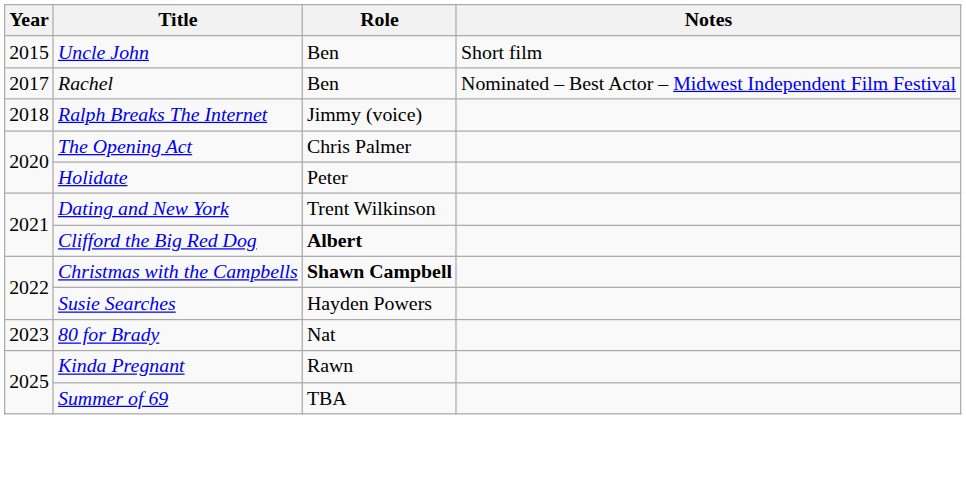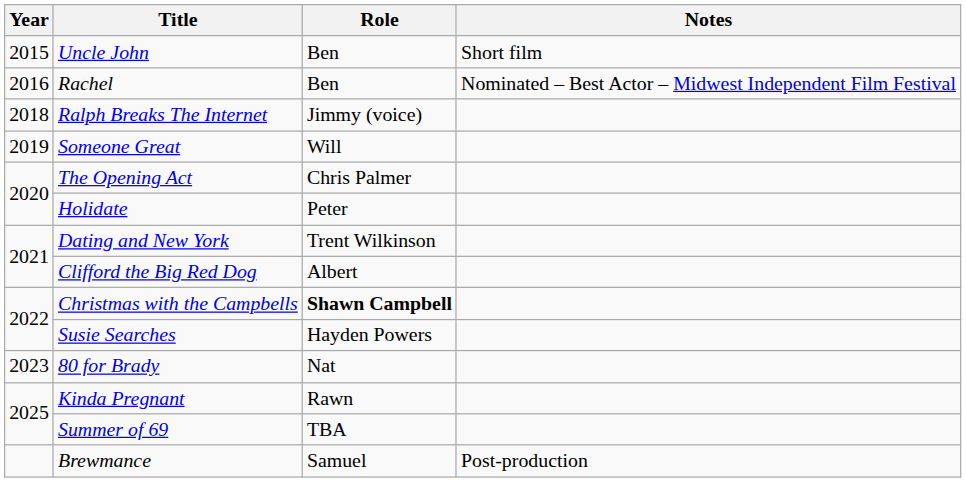(29, 83) 2017 -> (29, 83) 2016
+ row: (119, 146)
(334, 240) bold -> (332, 271) normal
+ row: (104, 460)
